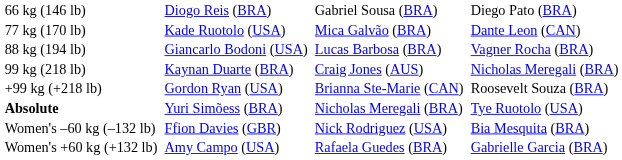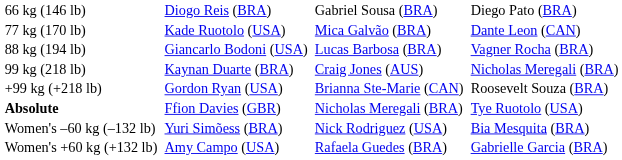(222, 108) Yuri Simõess (BRA) -> (221, 108) Ffion Davies (GBR)
(221, 128) Ffion Davies (GBR) -> (222, 128) Yuri Simõess (BRA)
